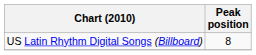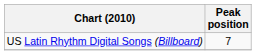(228, 41) 8 -> (228, 41) 7
